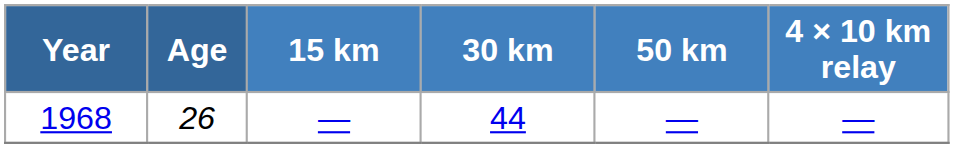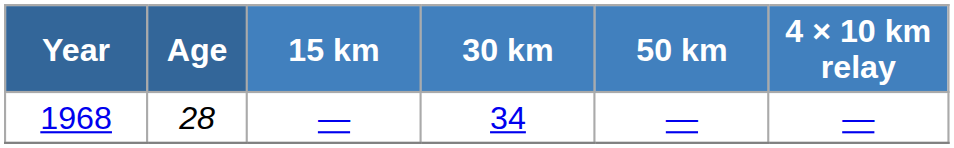(197, 118) 26 -> (197, 118) 28
(508, 118) 44 -> (508, 118) 34
